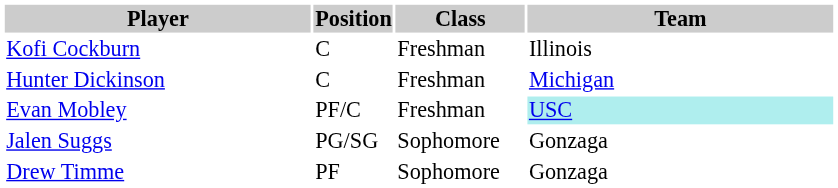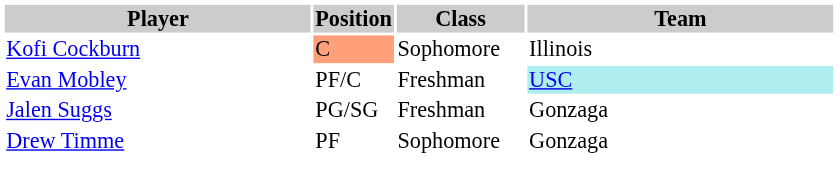(323, 49) no background -> (323, 49) lightsalmon background
(441, 49) Freshman -> (449, 49) Sophomore
- row: (86, 79)
(449, 140) Sophomore -> (441, 110) Freshman
